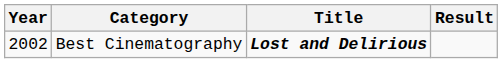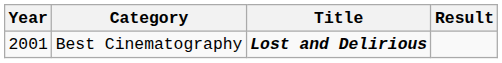(28, 45) 2002 -> (28, 45) 2001
